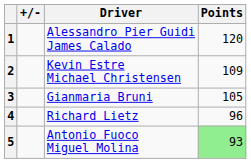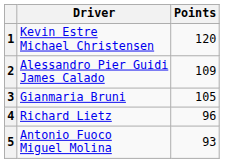- column: (31, 14)
(121, 40) Alessandro Pier Guidi James Calado -> (87, 40) Kevin Estre Michael Christensen
(114, 72) Kevin Estre Michael Christensen -> (94, 72) Alessandro Pier Guidi James Calado
(236, 142) lightgreen background -> (209, 142) no background
